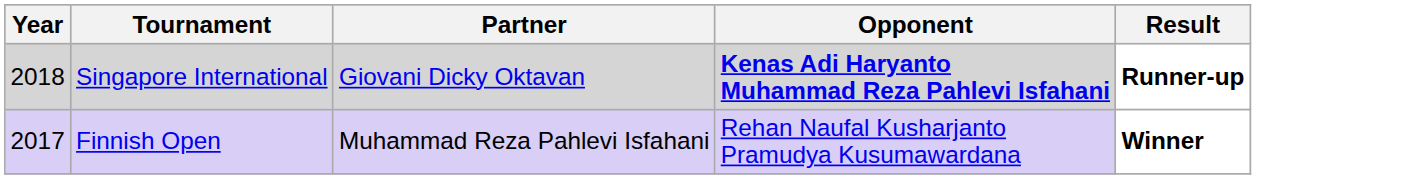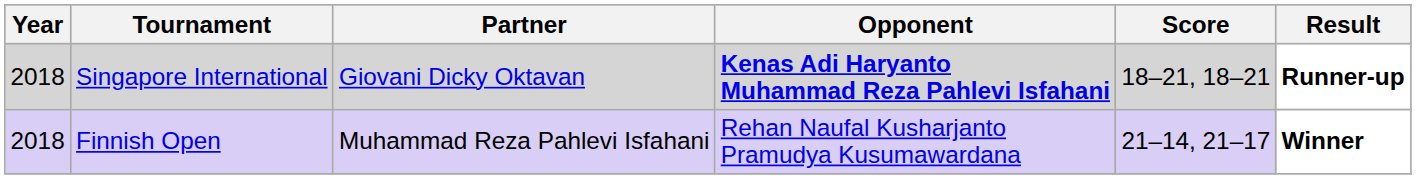+ column: (1196, 24)
(38, 142) 2017 -> (38, 142) 2018
